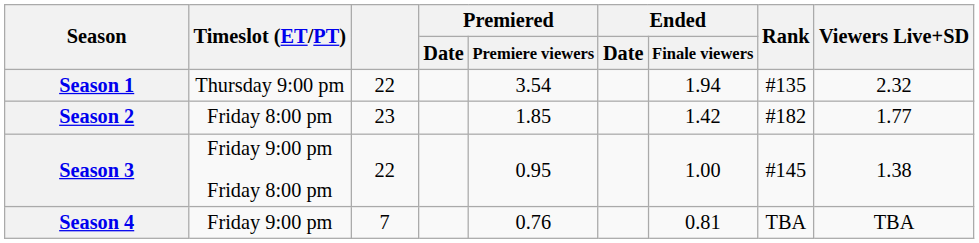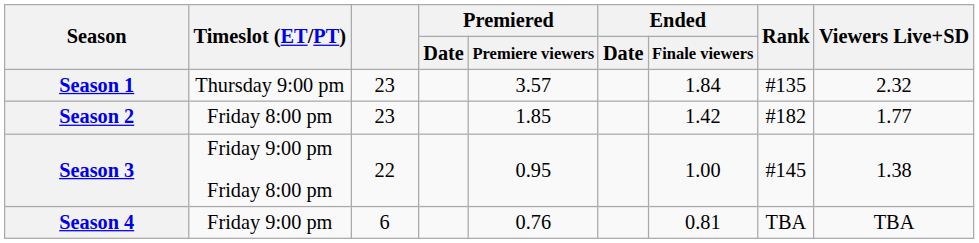(385, 85) 22 -> (385, 85) 23
(533, 85) 3.54 -> (533, 85) 3.57
(703, 85) 1.94 -> (703, 85) 1.84
(385, 222) 7 -> (385, 222) 6
